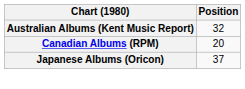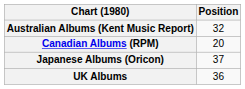+ row: (100, 76)
